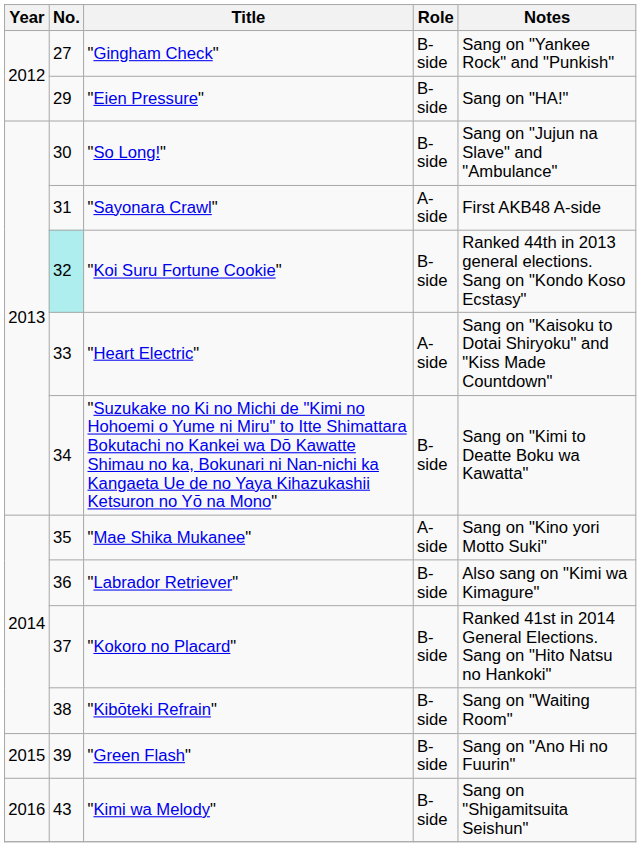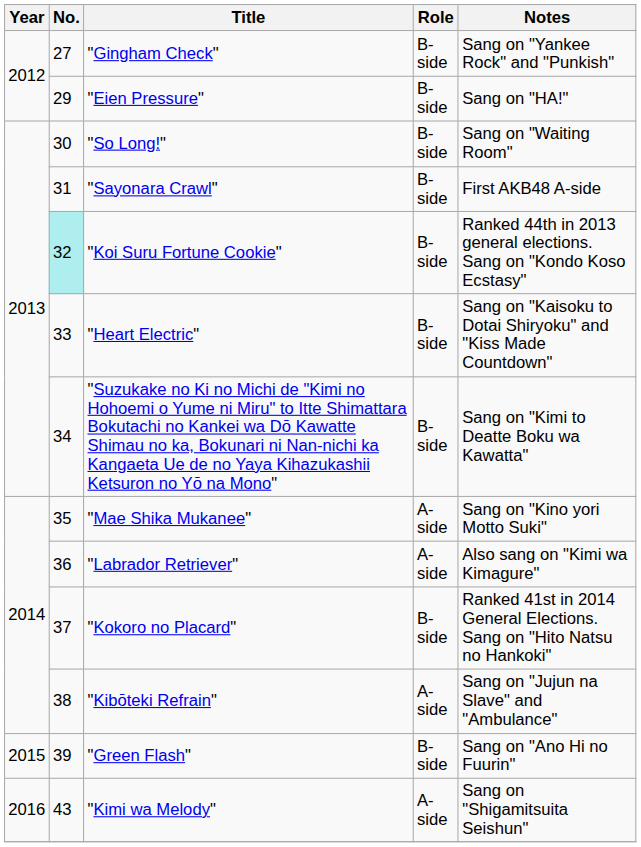(530, 153) Sang on "Jujun na Slave" and "Ambulance" -> (526, 143) Sang on "Waiting Room"
(432, 207) A-side -> (432, 188) B-side
(432, 353) A-side -> (432, 335) B-side
(432, 582) B-side -> (432, 564) A-side
(432, 710) B-side -> (432, 701) A-side
(526, 710) Sang on "Waiting Room" -> (530, 701) Sang on "Jujun na Slave" and "Ambulance"
(432, 810) B-side -> (432, 810) A-side
